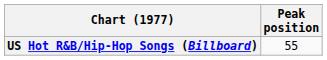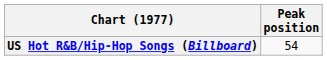(291, 46) 55 -> (291, 46) 54
